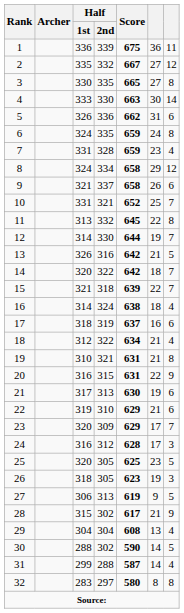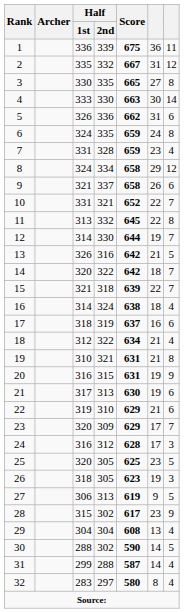(155, 64) 27 -> (155, 64) 31
(155, 202) 25 -> (155, 202) 22
(155, 375) 22 -> (155, 375) 19
(155, 513) 21 -> (155, 513) 23
(171, 582) 8 -> (171, 582) 4
